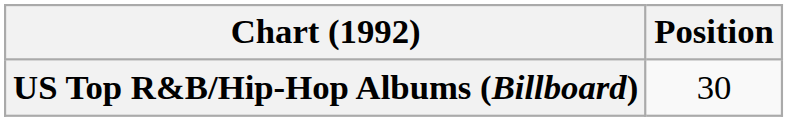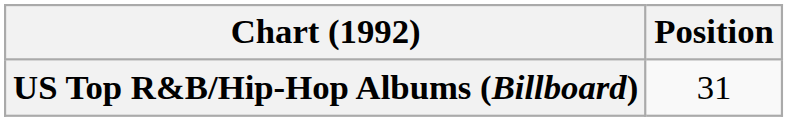(714, 87) 30 -> (714, 87) 31
